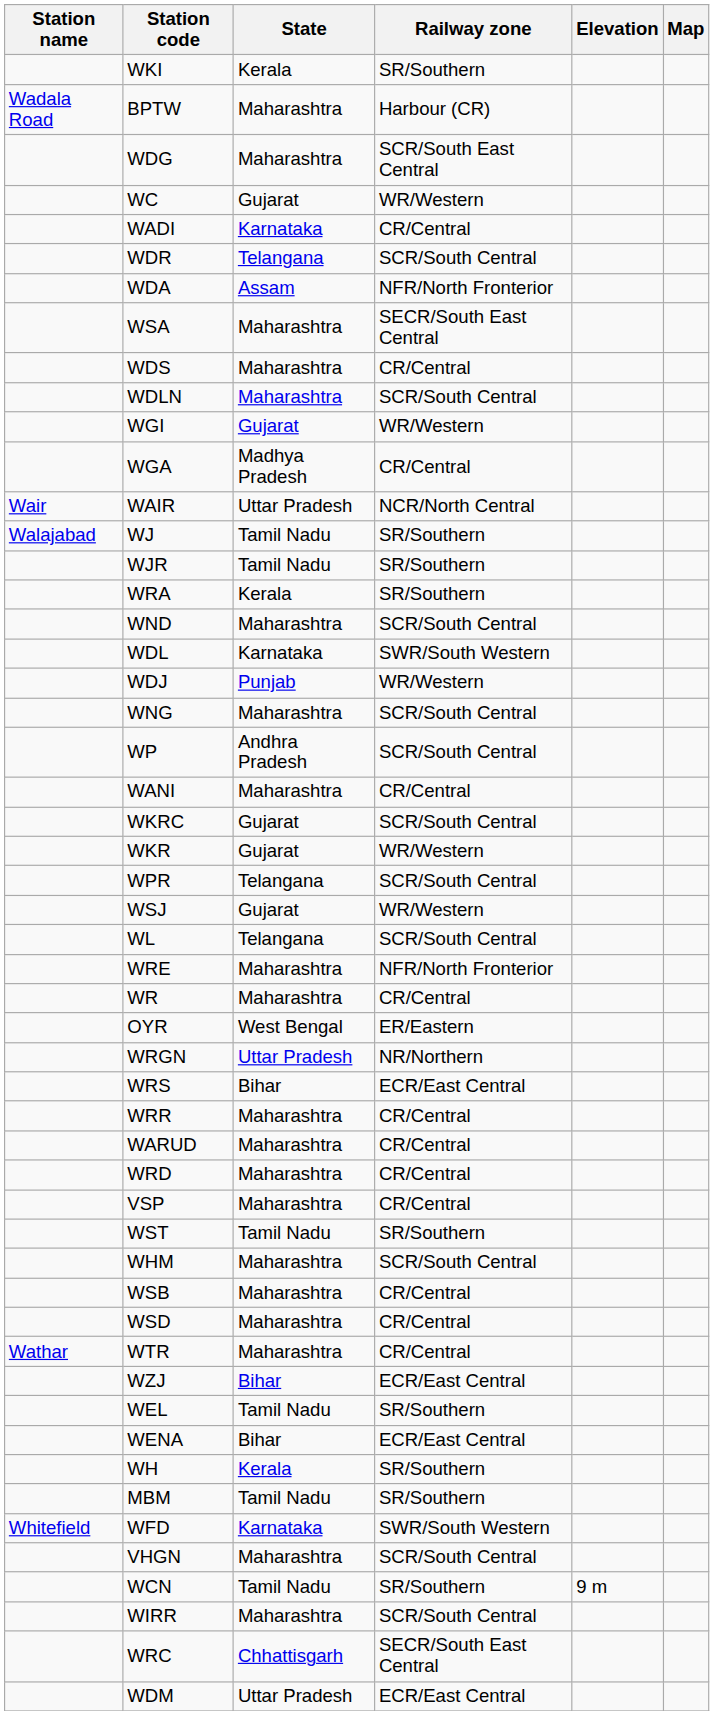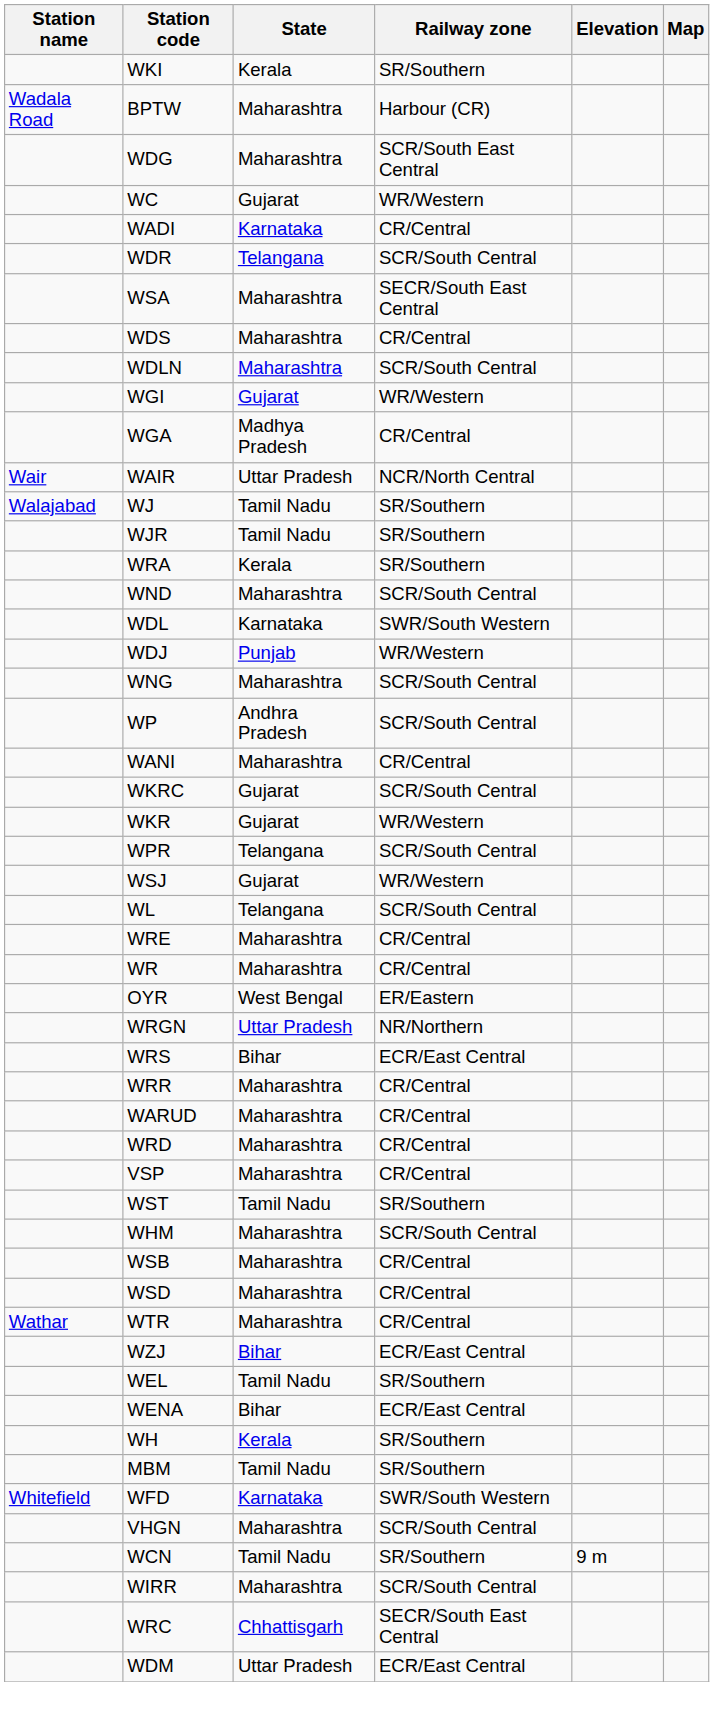- row: (149, 287)
(466, 968) NFR/North Fronterior -> (425, 939) CR/Central
